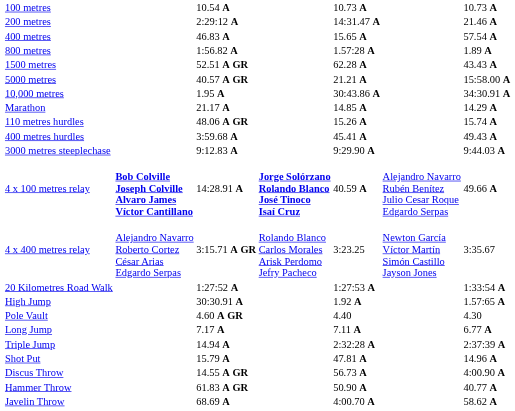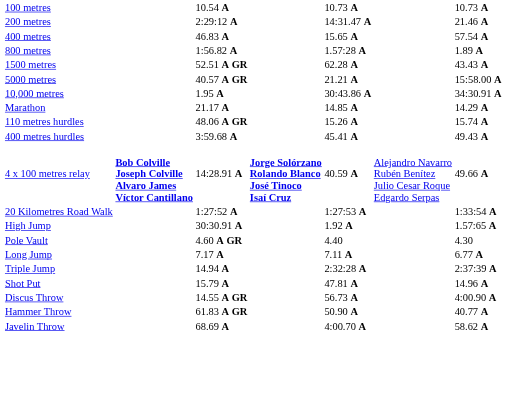- row: (58, 150)
- row: (47, 249)
